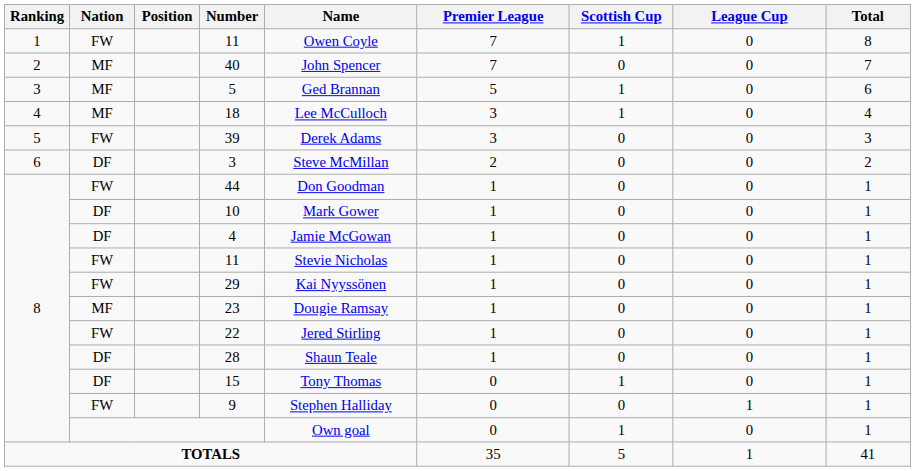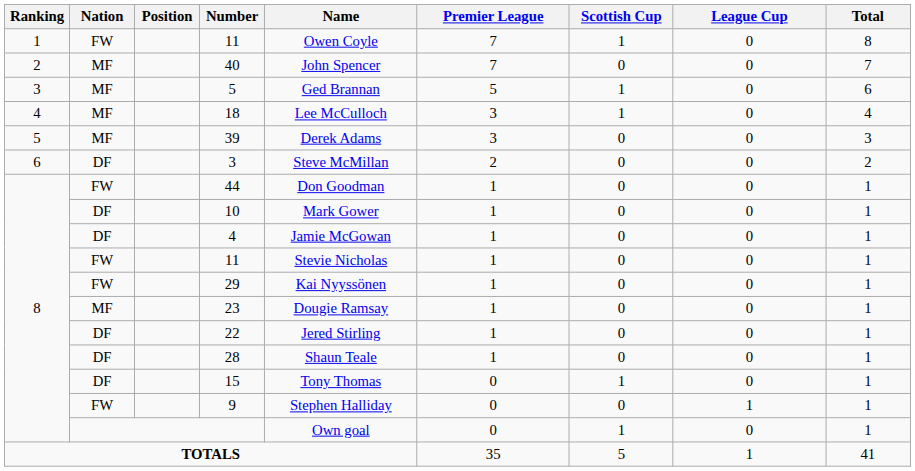(102, 138) FW -> (102, 138) MF
(102, 332) FW -> (102, 332) DF
